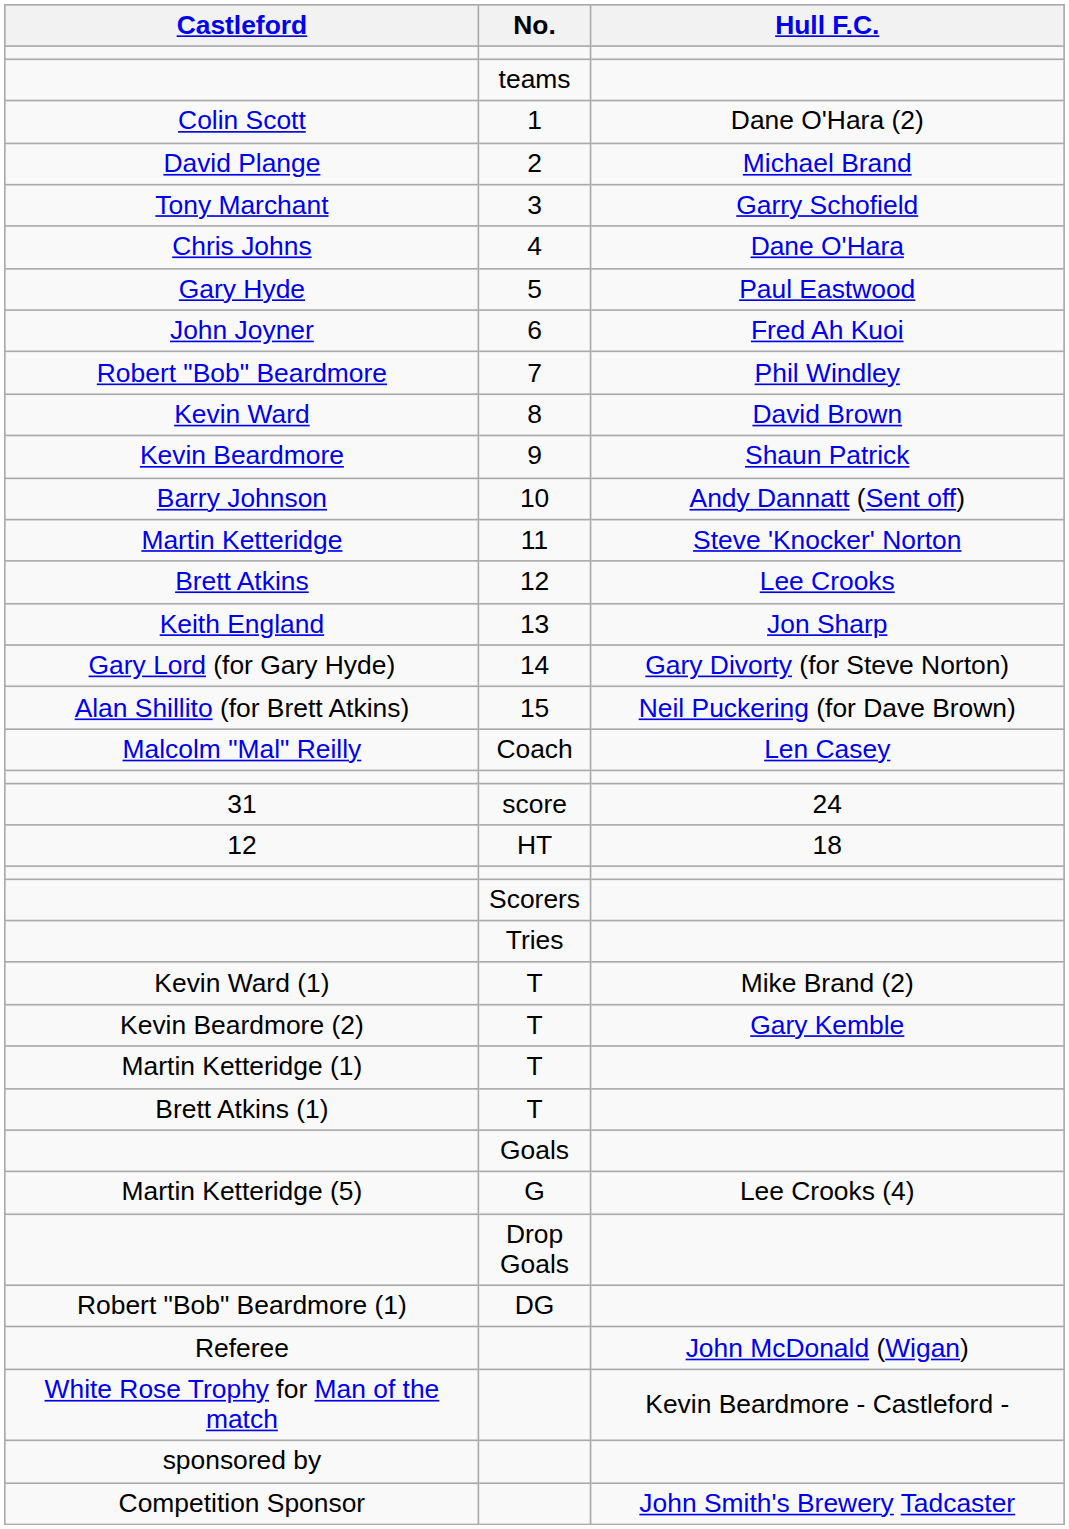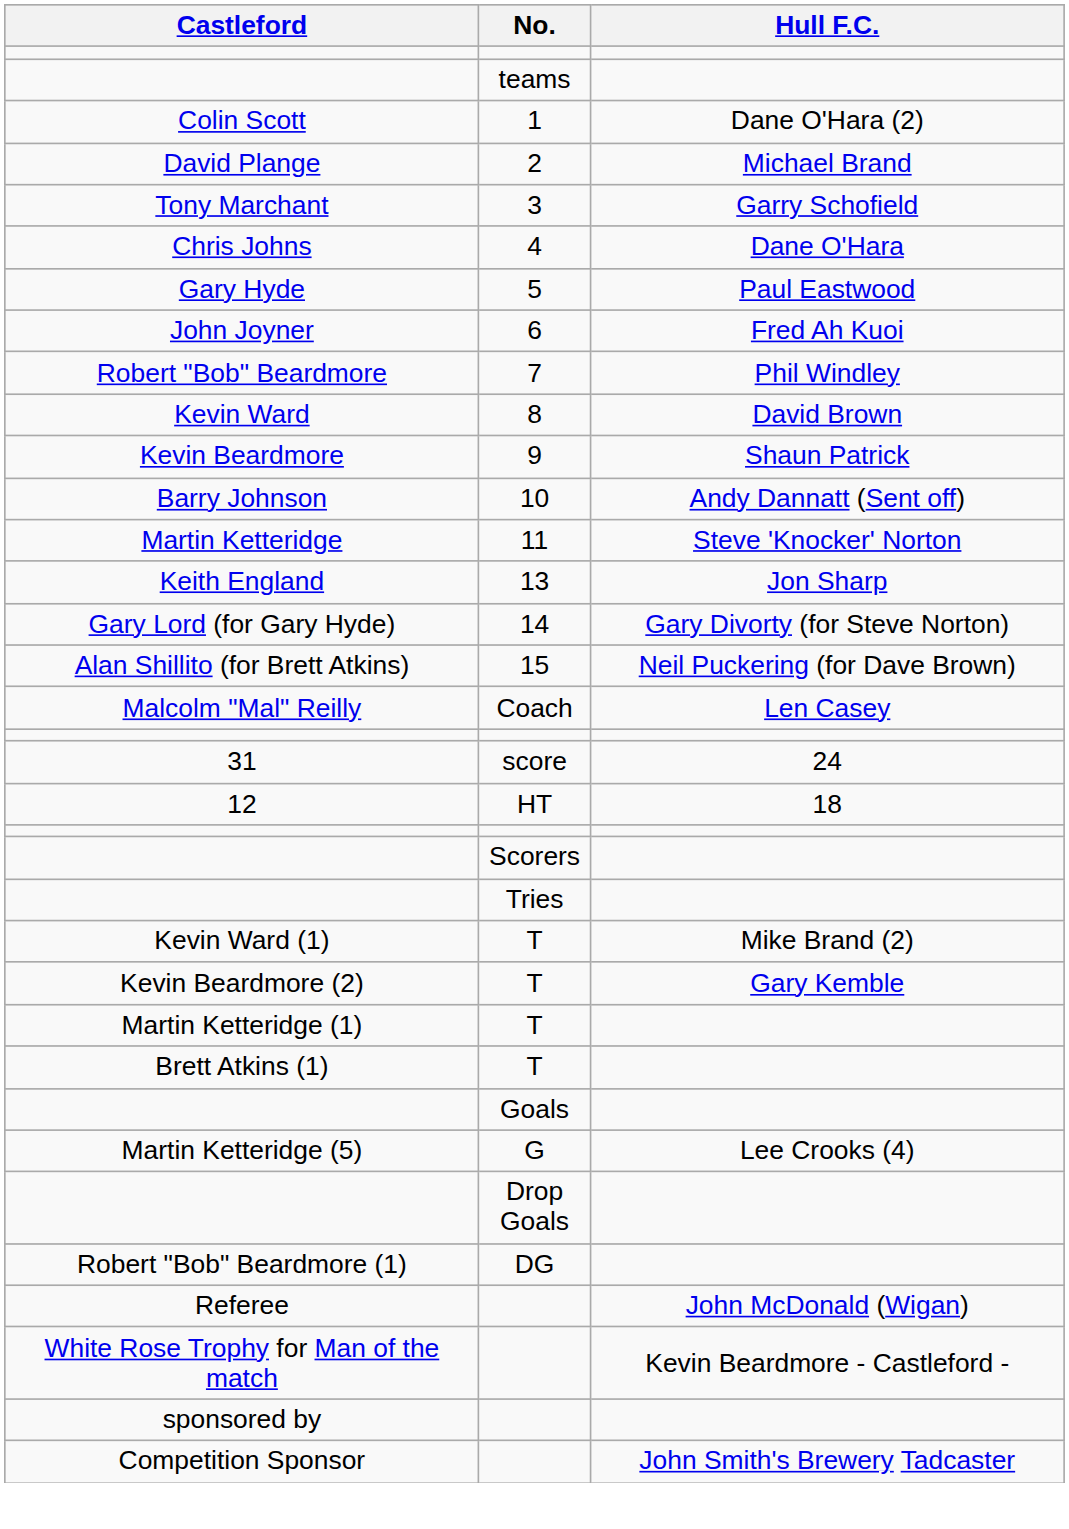- row: (242, 581)
